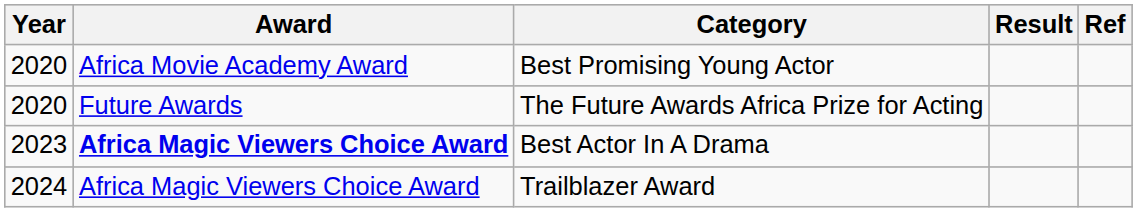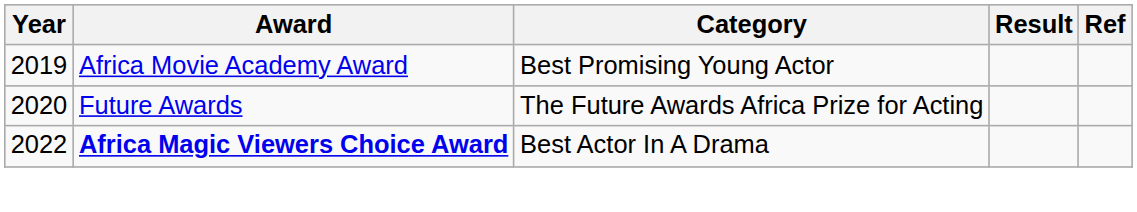(39, 65) 2020 -> (39, 65) 2019
(39, 145) 2023 -> (39, 145) 2022
- row: (618, 186)
